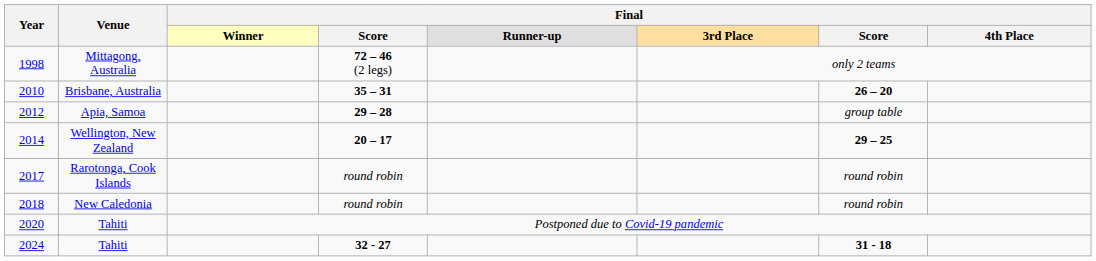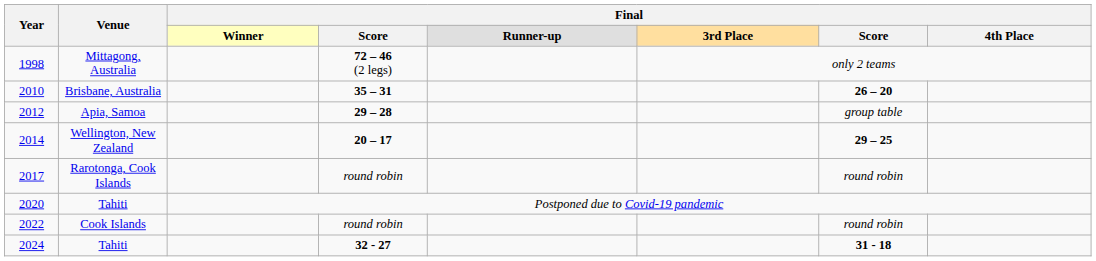- row: (32, 204)
+ row: (32, 224)
